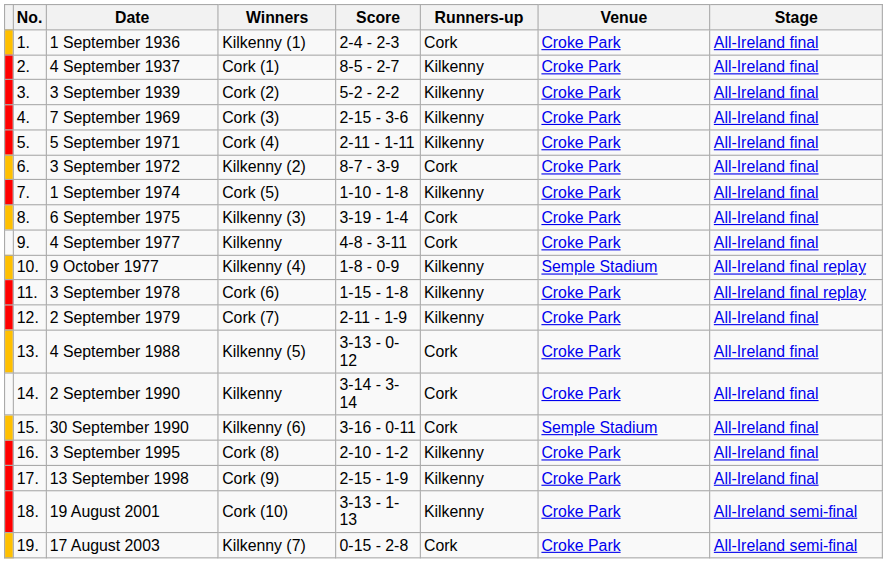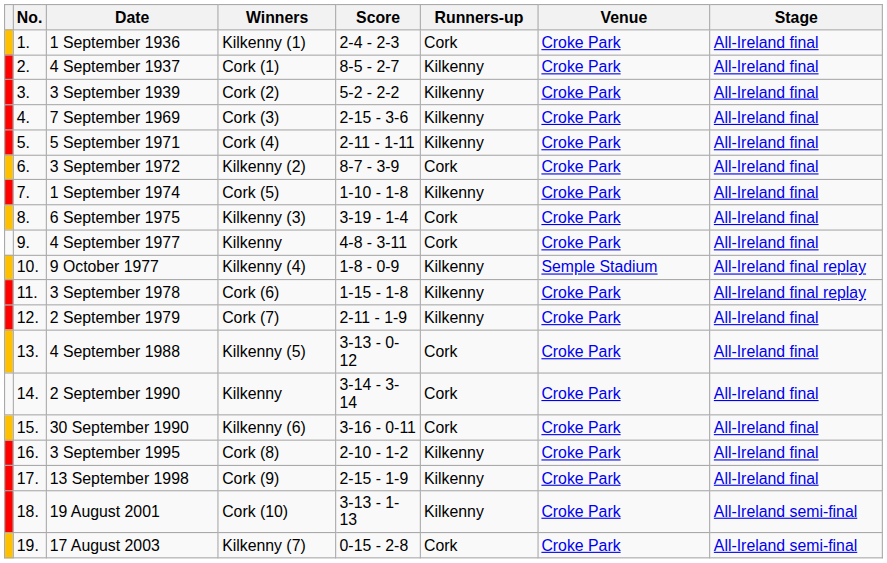(599, 428) Semple Stadium -> (581, 428) Croke Park
